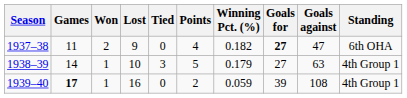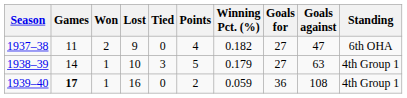(280, 45) bold -> (280, 45) normal
(280, 83) 39 -> (280, 83) 36
